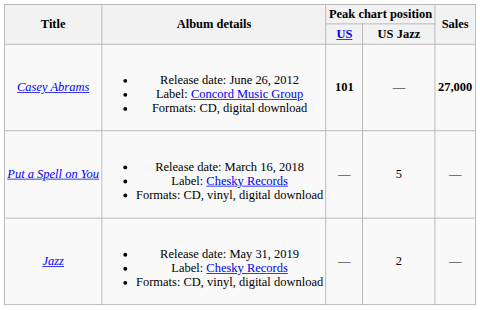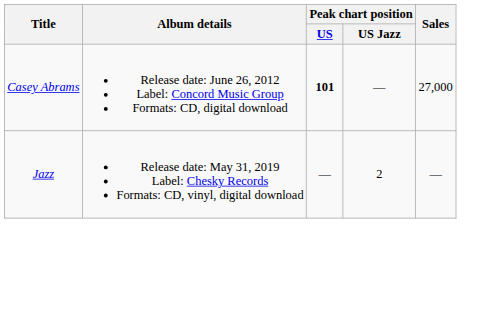(455, 87) bold -> (436, 87) normal
- row: (53, 174)
